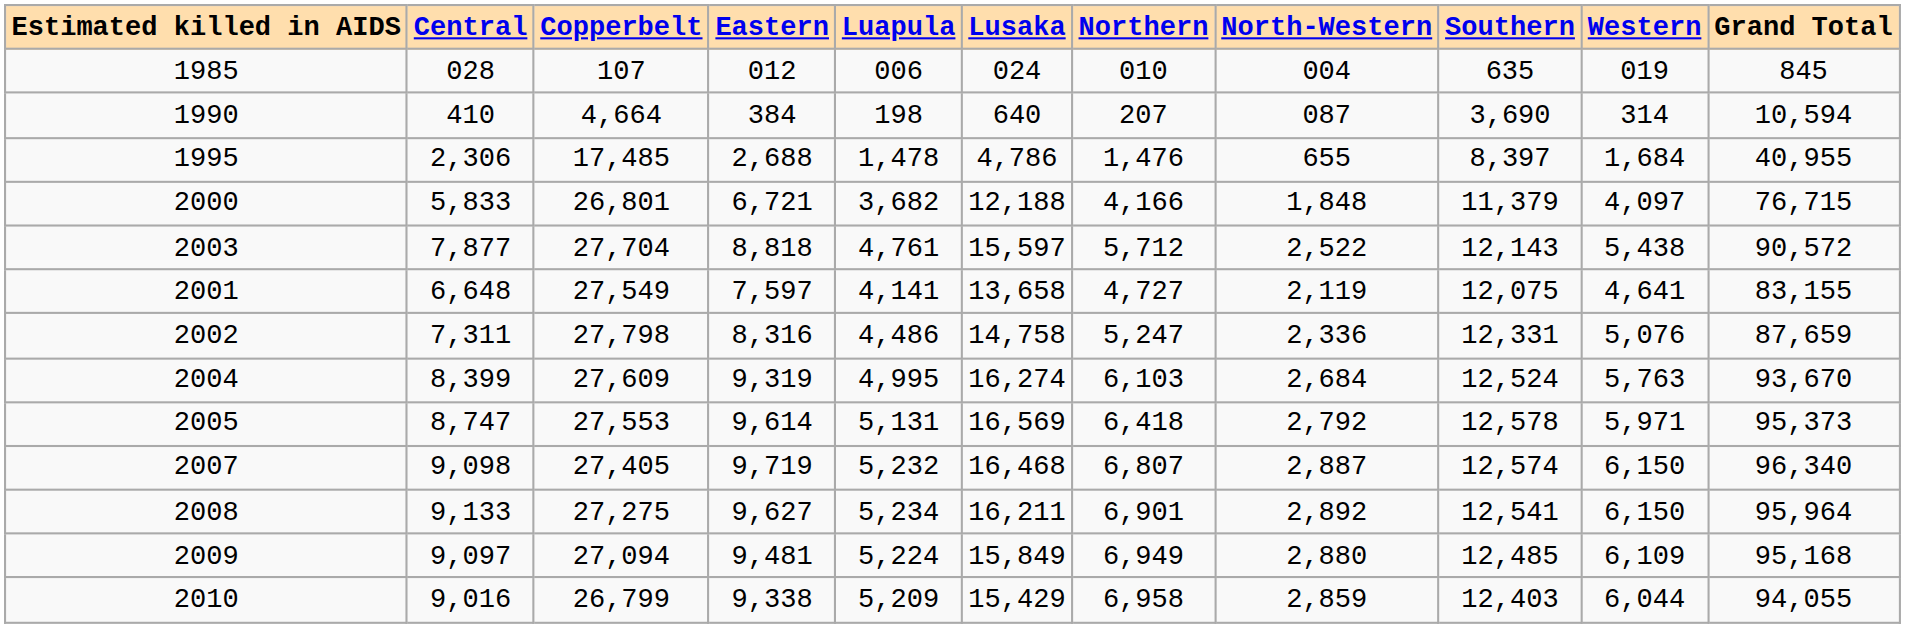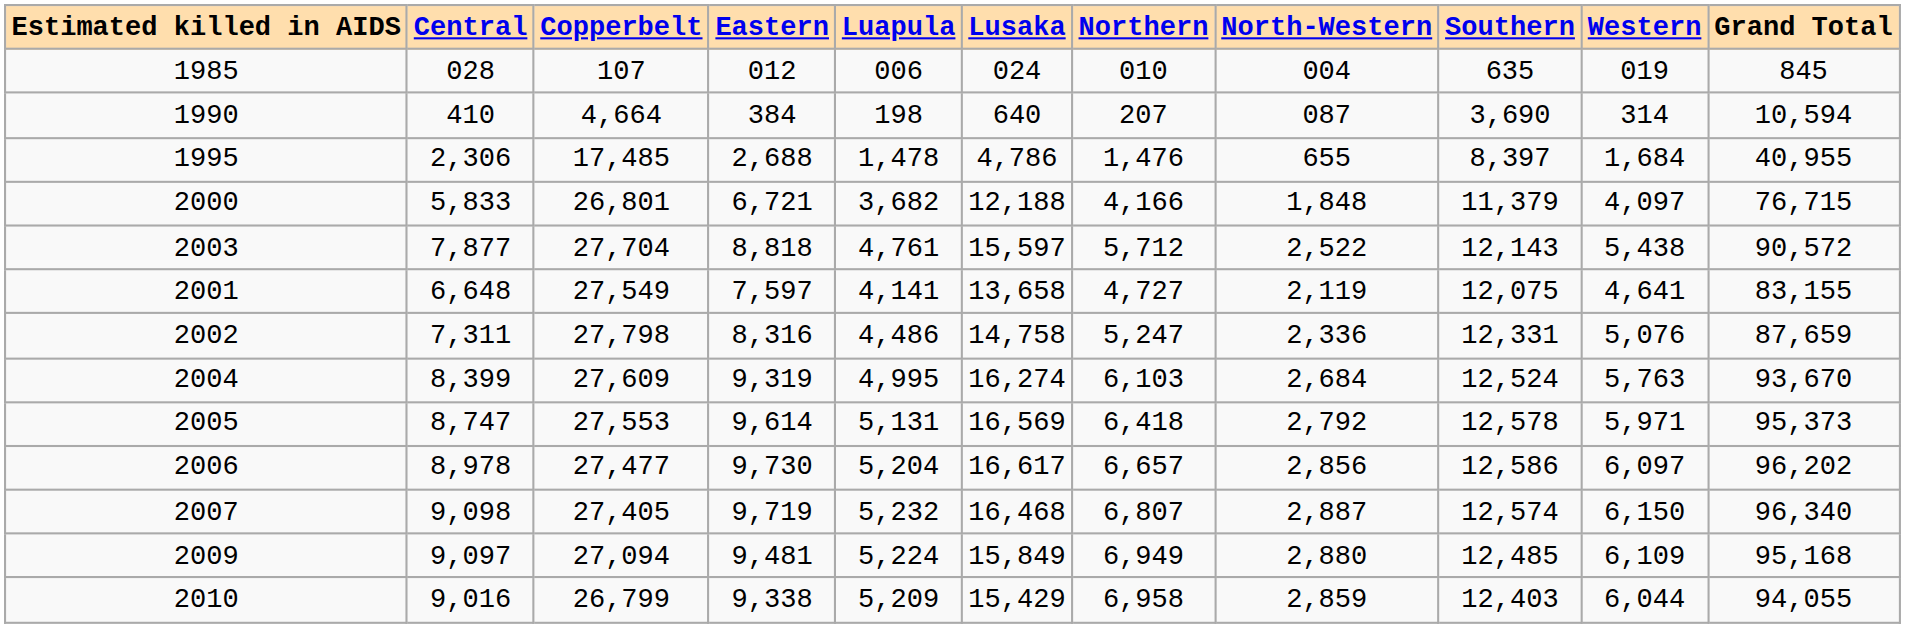+ row: (206, 468)
- row: (206, 512)
